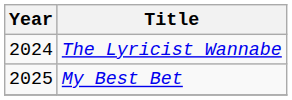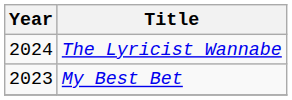(31, 79) 2025 -> (31, 79) 2023
